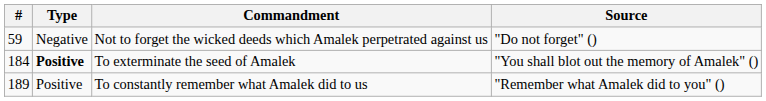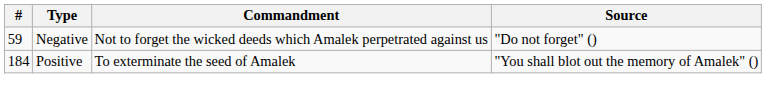(60, 61) bold -> (59, 61) normal
- row: (231, 84)
